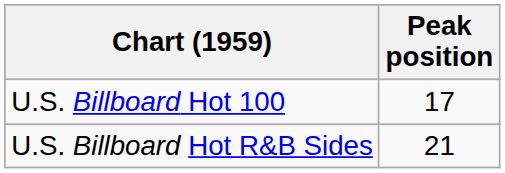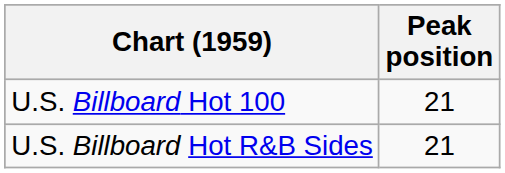(439, 101) 17 -> (439, 101) 21
